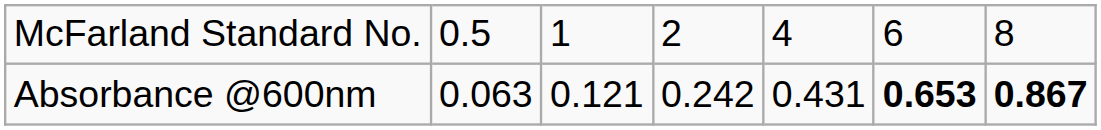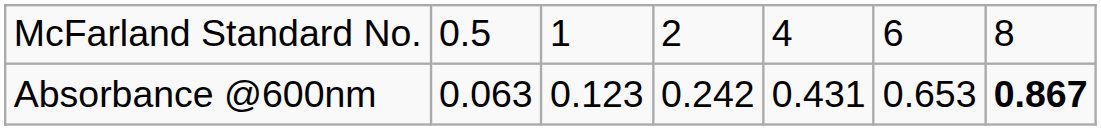(597, 93) 0.121 -> (597, 93) 0.123
(930, 93) bold -> (930, 93) normal
